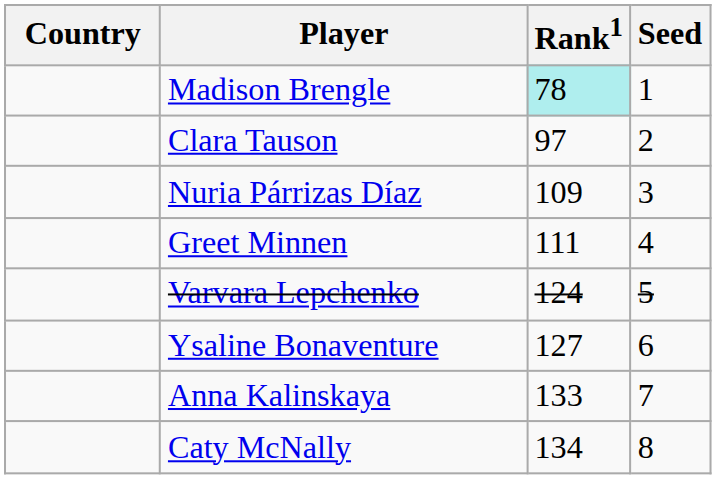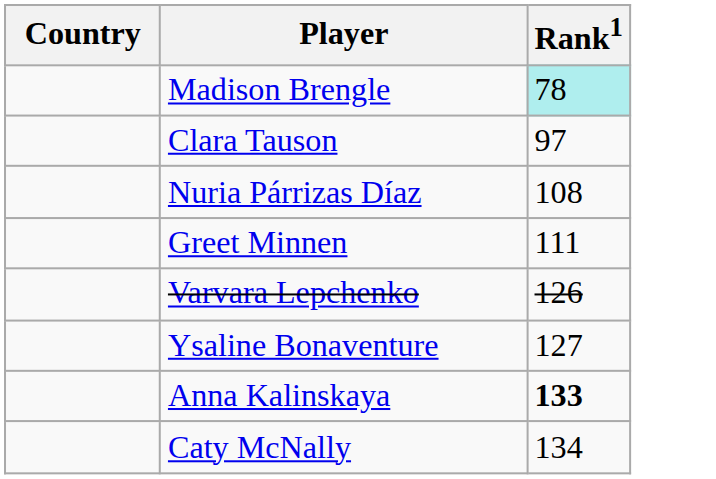- column: (670, 34)
(559, 191) 109 -> (559, 191) 108
(559, 293) 124 -> (559, 293) 126
(559, 395) normal -> (559, 395) bold
